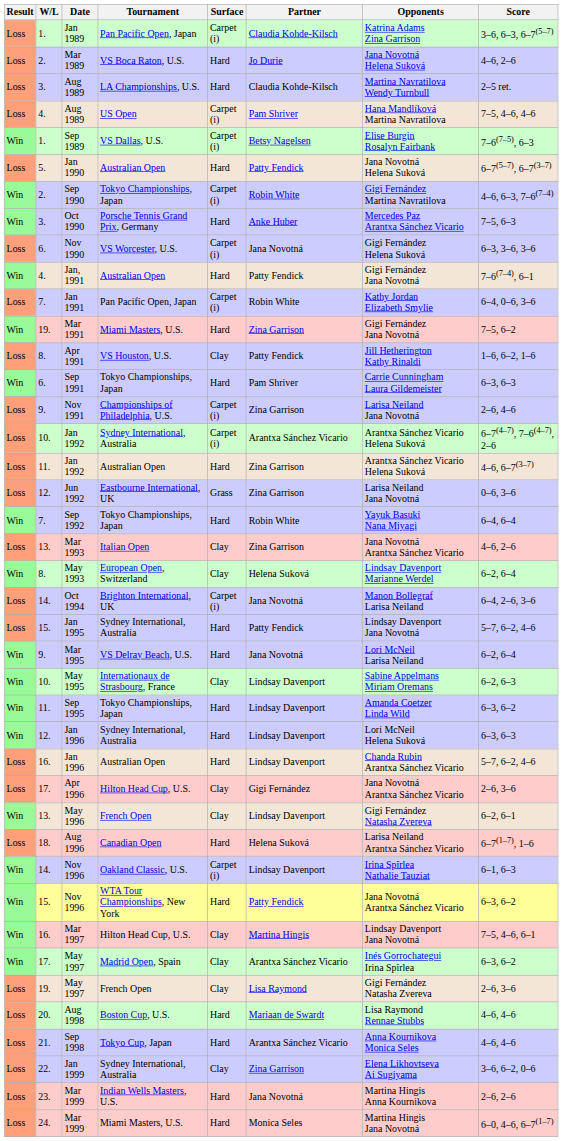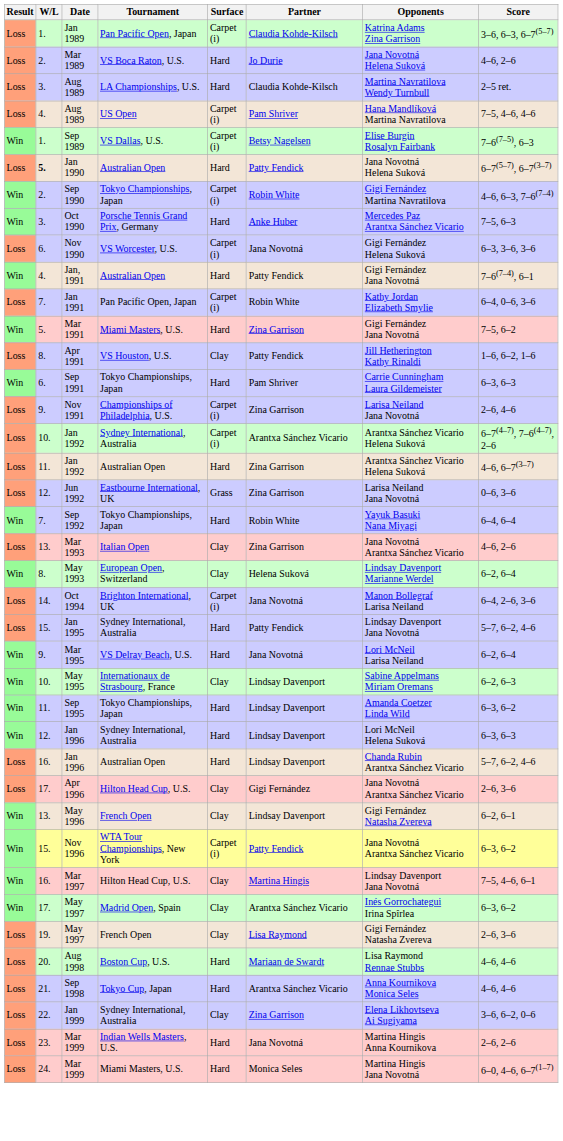(42, 168) normal -> (42, 168) bold
(44, 329) 19. -> (42, 329) 5.
- row: (74, 843)
- row: (74, 870)
(220, 902) Hard -> (223, 848) Carpet (i)
